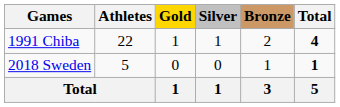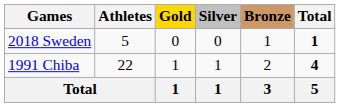rows swapped: (44, 41) <-> (50, 65)
